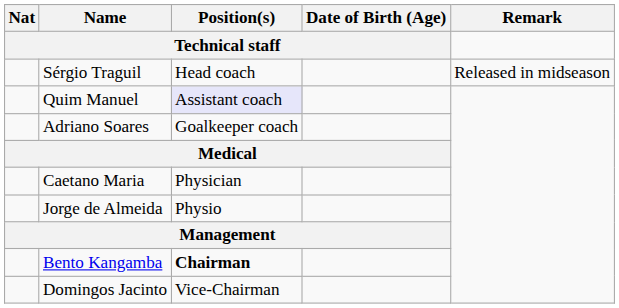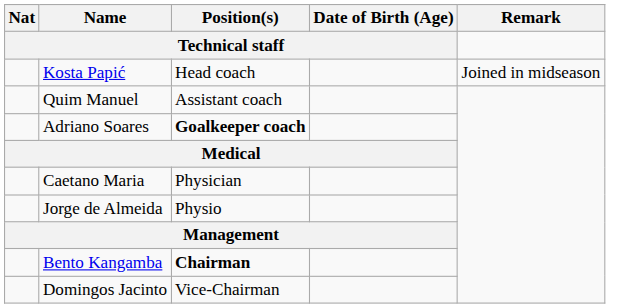- row: (92, 72)
+ row: (84, 72)
(229, 99) lavender background -> (229, 99) no background
(237, 126) normal -> (240, 126) bold
